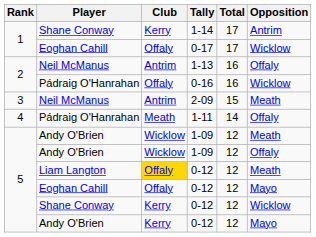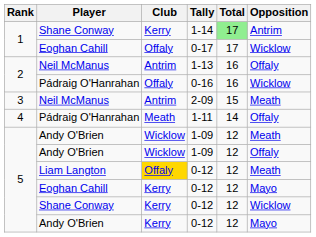(232, 30) no background -> (232, 30) lightgreen background
(159, 188) Offaly -> (158, 188) Kerry
